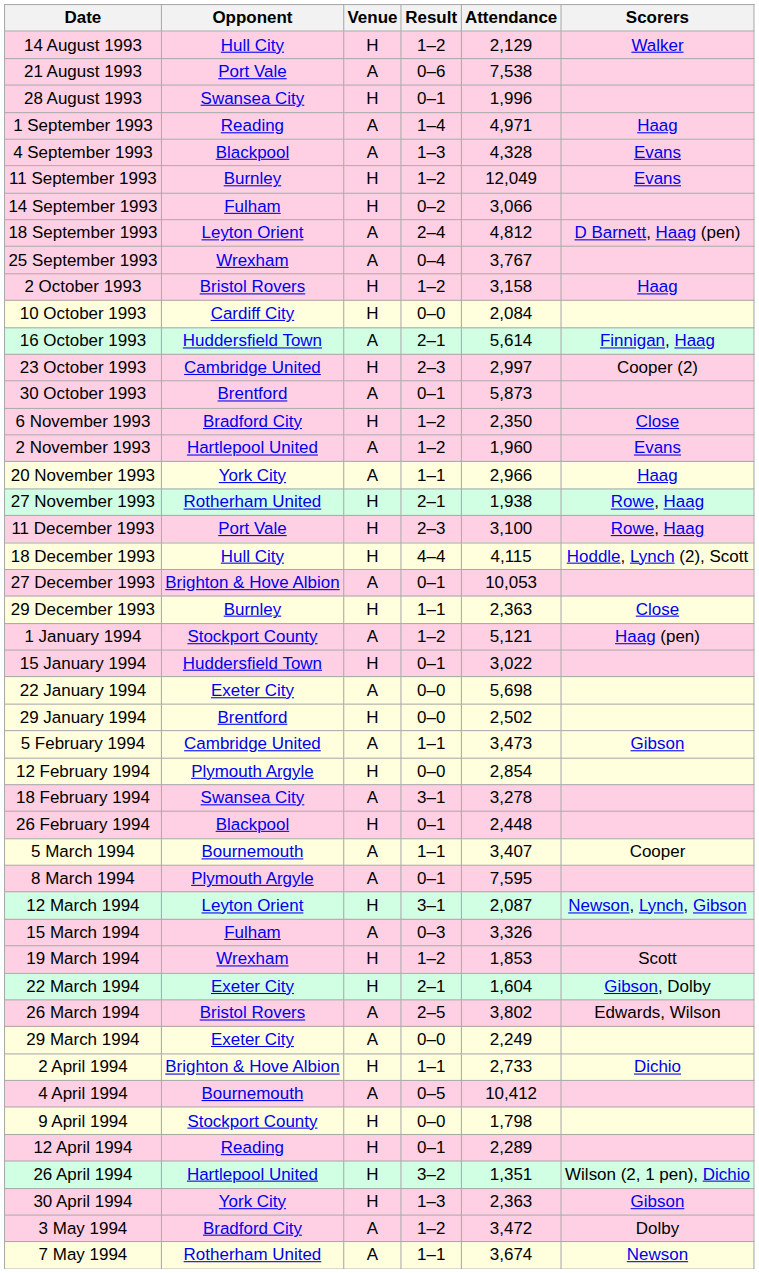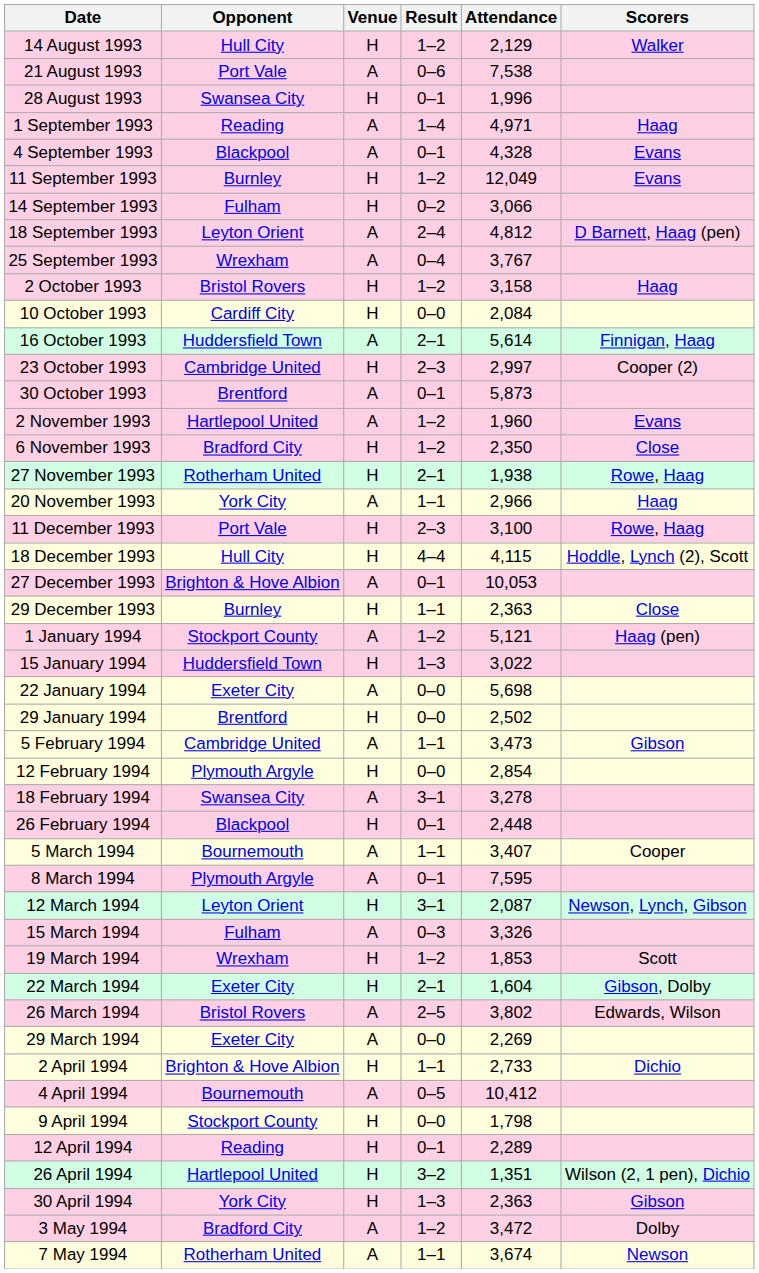(431, 152) 1–3 -> (431, 152) 0–1
rows swapped: (83, 448) <-> (83, 421)
rows swapped: (83, 475) <-> (83, 502)
(431, 663) 0–1 -> (431, 663) 1–3
(511, 1040) 2,249 -> (511, 1040) 2,269
